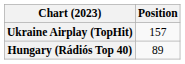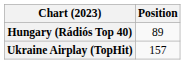rows swapped: (70, 50) <-> (70, 31)
